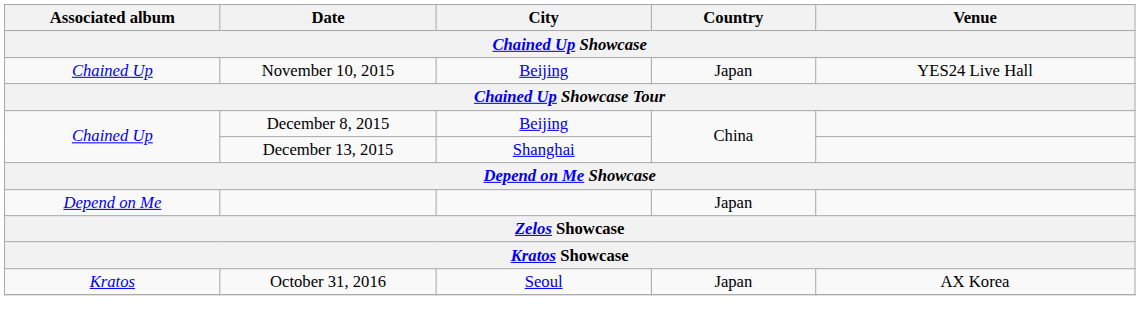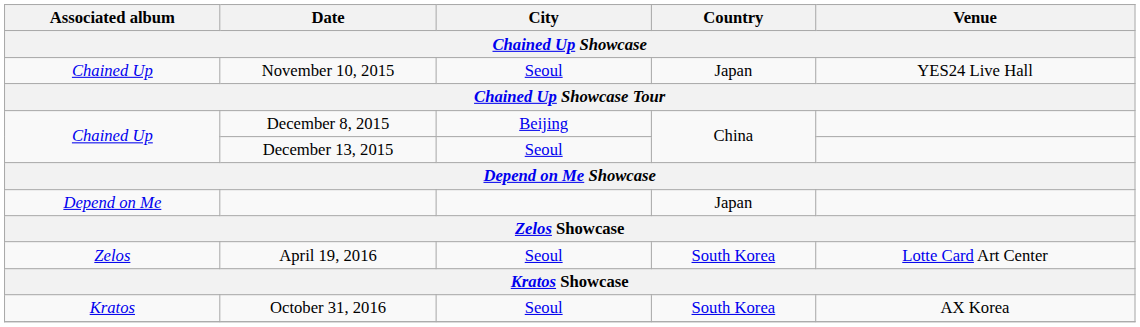(544, 70) Beijing -> (544, 70) Seoul
(544, 149) Shanghai -> (544, 149) Seoul
+ row: (112, 255)
(733, 281) Japan -> (733, 307) South Korea
